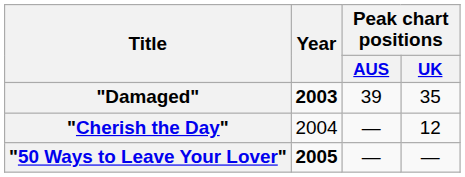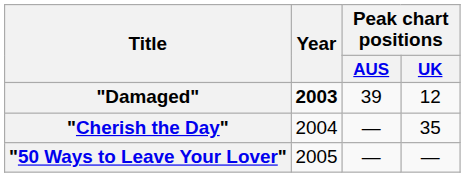(430, 97) 35 -> (430, 97) 12
(430, 127) 12 -> (430, 127) 35
(316, 157) bold -> (316, 157) normal
